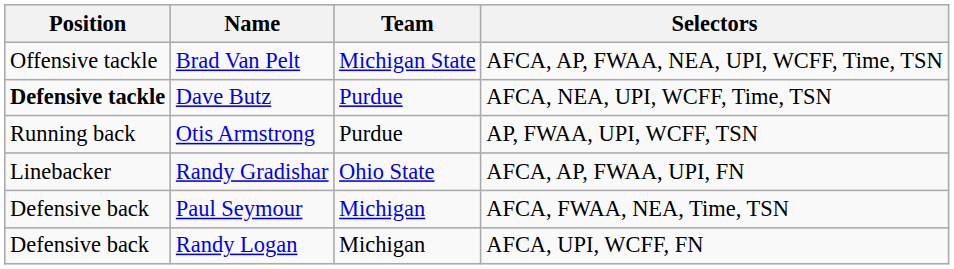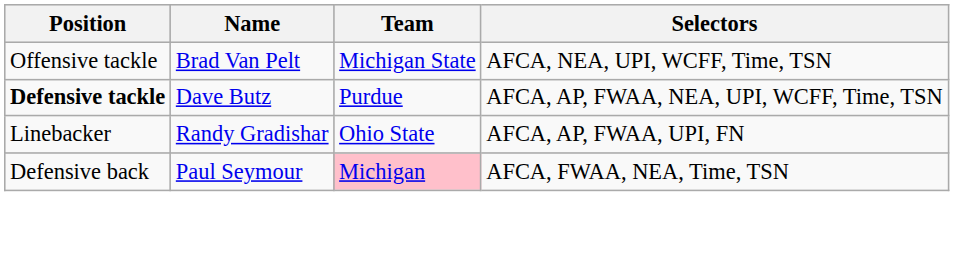(714, 60) AFCA, AP, FWAA, NEA, UPI, WCFF, Time, TSN -> (659, 60) AFCA, NEA, UPI, WCFF, Time, TSN
(659, 97) AFCA, NEA, UPI, WCFF, Time, TSN -> (714, 97) AFCA, AP, FWAA, NEA, UPI, WCFF, Time, TSN
- row: (245, 134)
(382, 208) no background -> (382, 171) pink background
- row: (237, 245)
